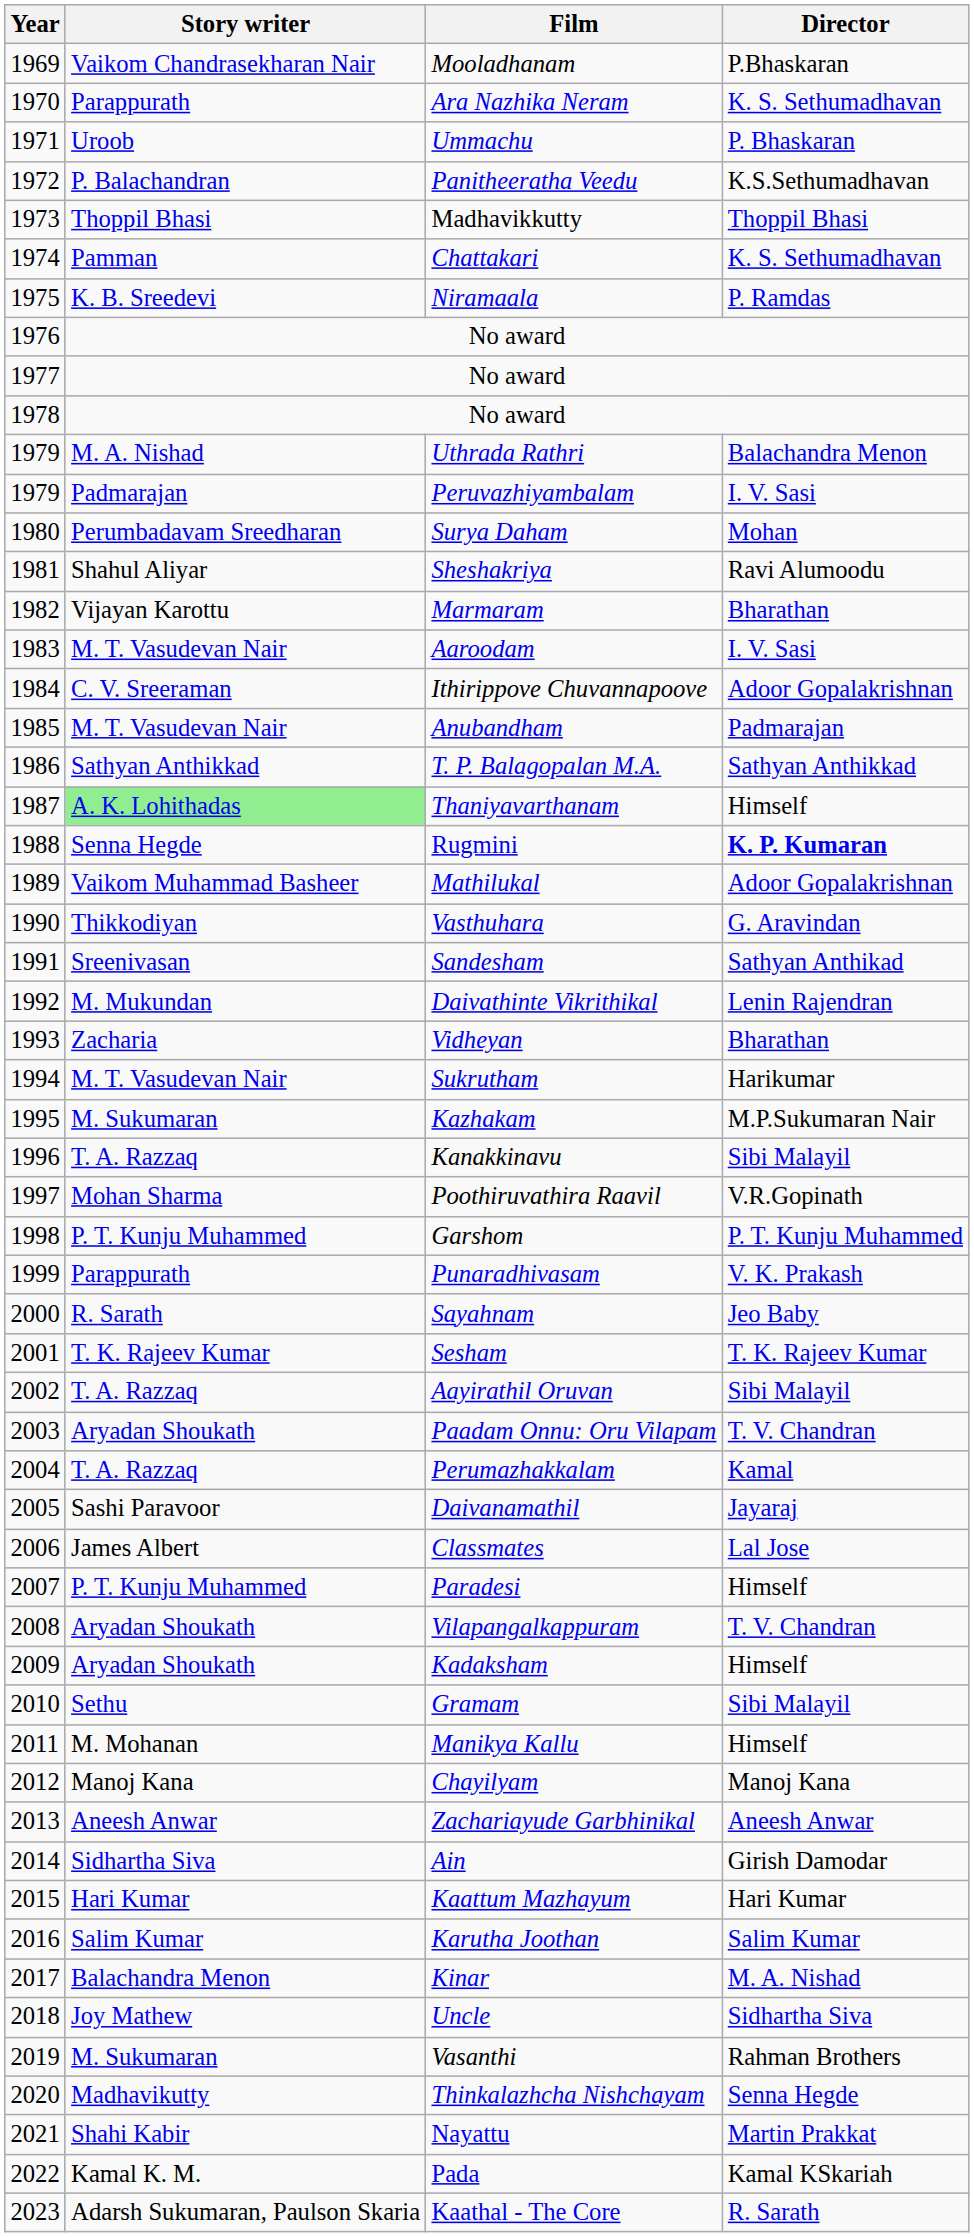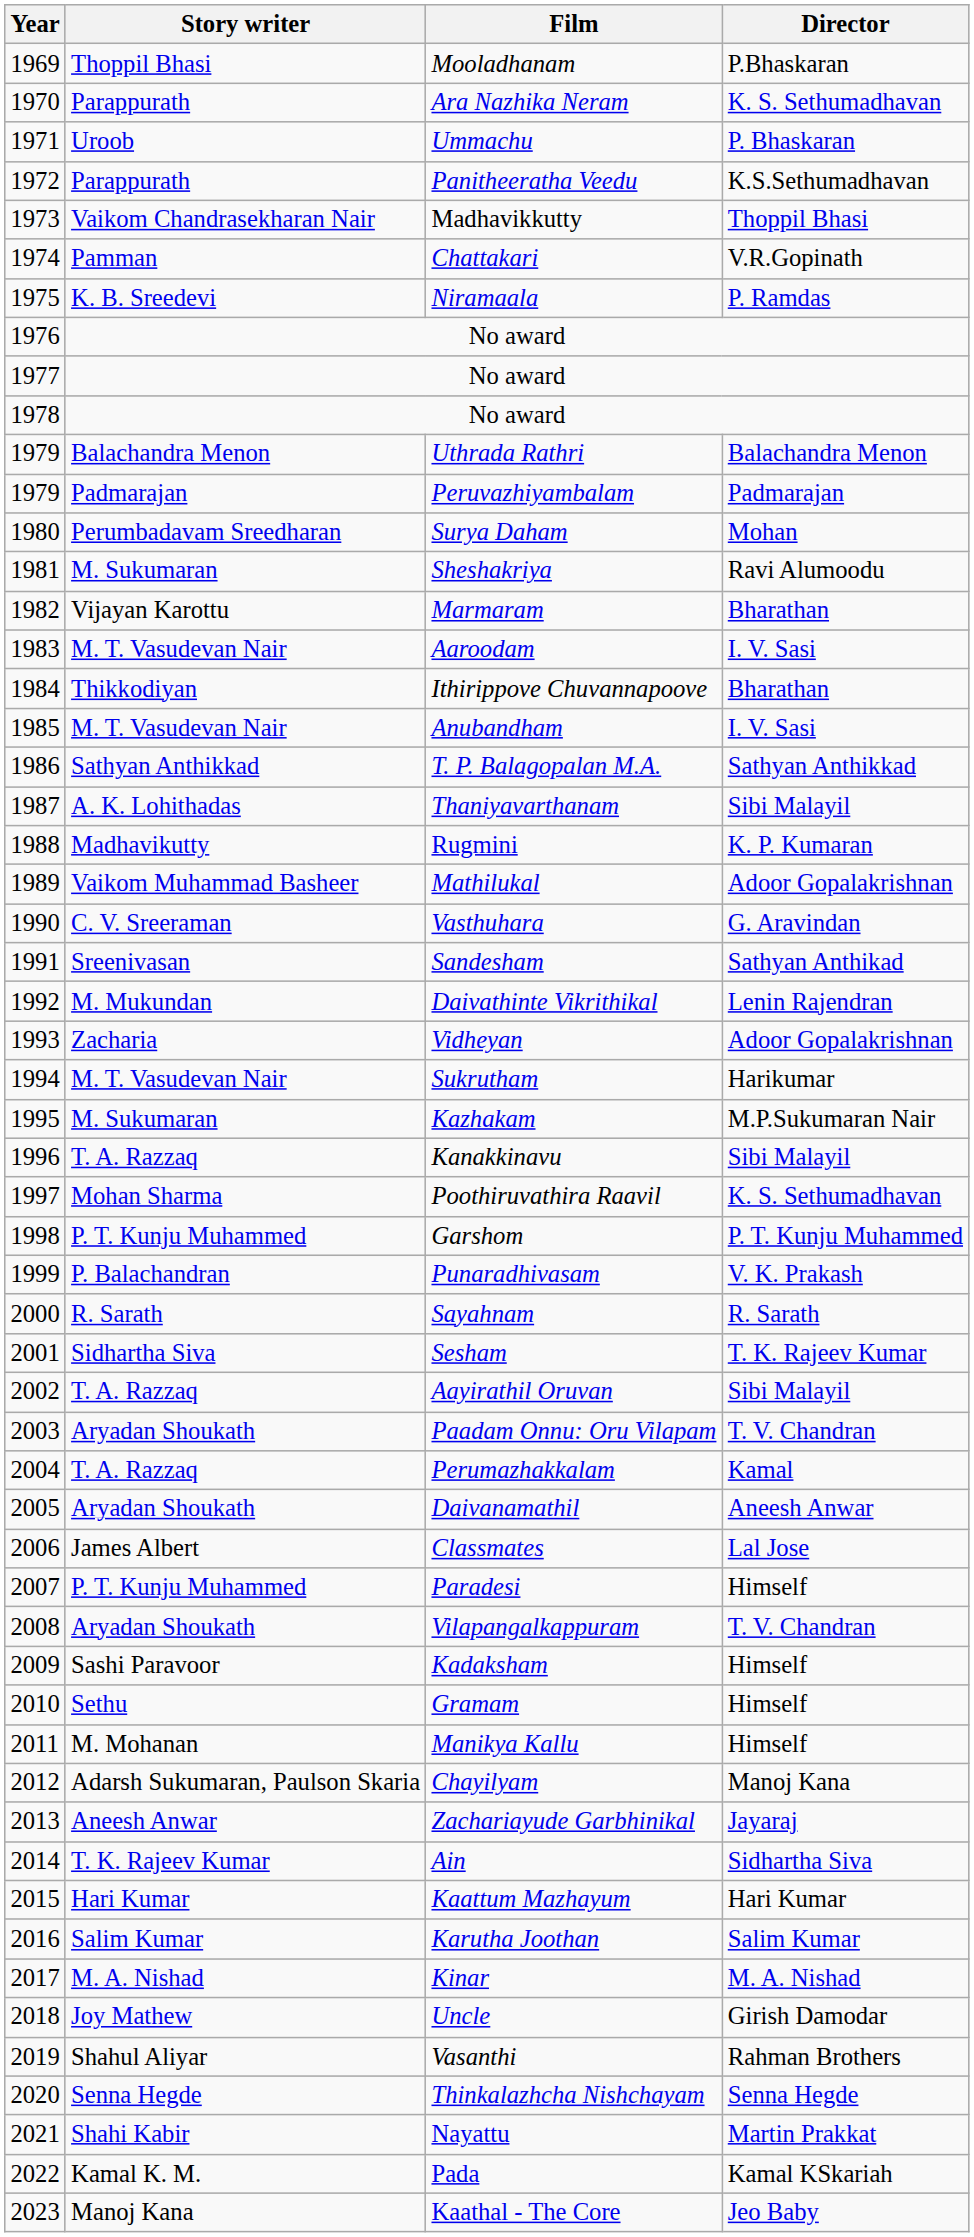(223, 63) Vaikom Chandrasekharan Nair -> (141, 63) Thoppil Bhasi
(150, 180) P. Balachandran -> (131, 180) Parappurath
(141, 219) Thoppil Bhasi -> (223, 219) Vaikom Chandrasekharan Nair
(835, 258) K. S. Sethumadhavan -> (795, 258) V.R.Gopinath
(137, 453) M. A. Nishad -> (171, 453) Balachandra Menon
(772, 492) I. V. Sasi -> (786, 492) Padmarajan
(139, 571) Shahul Aliyar -> (144, 571) M. Sukumaran
(151, 688) C. V. Sreeraman -> (134, 688) Thikkodiyan
(840, 688) Adoor Gopalakrishnan -> (778, 688) Bharathan
(786, 727) Padmarajan -> (772, 727) I. V. Sasi
(156, 805) lightgreen background -> (156, 805) no background
(767, 805) Himself -> (789, 805) Sibi Malayil
(136, 844) Senna Hegde -> (140, 844) Madhavikutty
(807, 844) bold -> (800, 844) normal
(134, 922) Thikkodiyan -> (151, 922) C. V. Sreeraman
(778, 1040) Bharathan -> (840, 1040) Adoor Gopalakrishnan
(795, 1196) V.R.Gopinath -> (835, 1196) K. S. Sethumadhavan
(131, 1274) Parappurath -> (150, 1274) P. Balachandran
(773, 1313) Jeo Baby -> (774, 1313) R. Sarath
(170, 1352) T. K. Rajeev Kumar -> (143, 1352) Sidhartha Siva
(145, 1508) Sashi Paravoor -> (163, 1508) Aryadan Shoukath
(763, 1508) Jayaraj -> (801, 1508) Aneesh Anwar
(163, 1665) Aryadan Shoukath -> (145, 1665) Sashi Paravoor
(789, 1704) Sibi Malayil -> (767, 1704) Himself
(132, 1782) Manoj Kana -> (246, 1782) Adarsh Sukumaran, Paulson Skaria
(801, 1821) Aneesh Anwar -> (763, 1821) Jayaraj
(143, 1860) Sidhartha Siva -> (170, 1860) T. K. Rajeev Kumar
(807, 1860) Girish Damodar -> (800, 1860) Sidhartha Siva
(171, 1977) Balachandra Menon -> (137, 1977) M. A. Nishad
(800, 2016) Sidhartha Siva -> (807, 2016) Girish Damodar
(144, 2056) M. Sukumaran -> (139, 2056) Shahul Aliyar
(140, 2095) Madhavikutty -> (136, 2095) Senna Hegde
(246, 2212) Adarsh Sukumaran, Paulson Skaria -> (132, 2212) Manoj Kana
(774, 2212) R. Sarath -> (773, 2212) Jeo Baby
